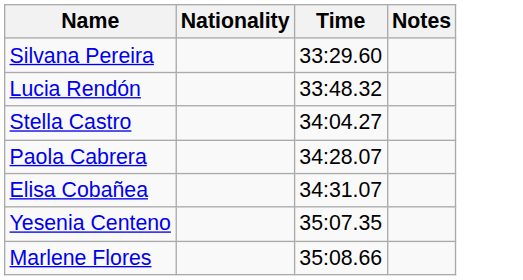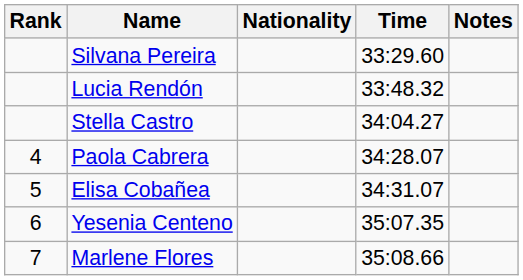+ column: (36, 21)
